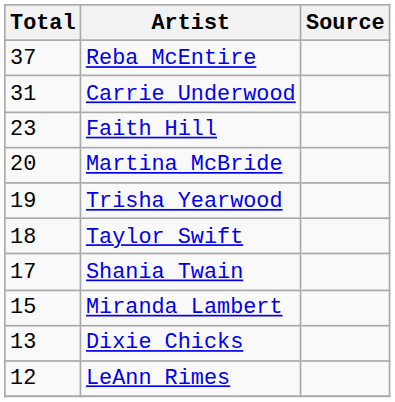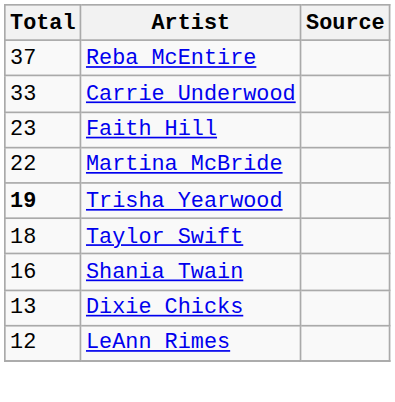(23, 94) 31 -> (23, 94) 33
(23, 165) 20 -> (23, 165) 22
(23, 201) normal -> (23, 201) bold
(23, 272) 17 -> (23, 272) 16
- row: (184, 307)
